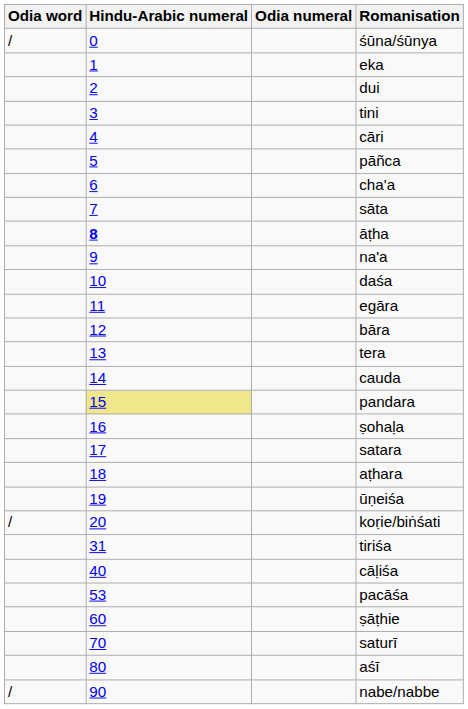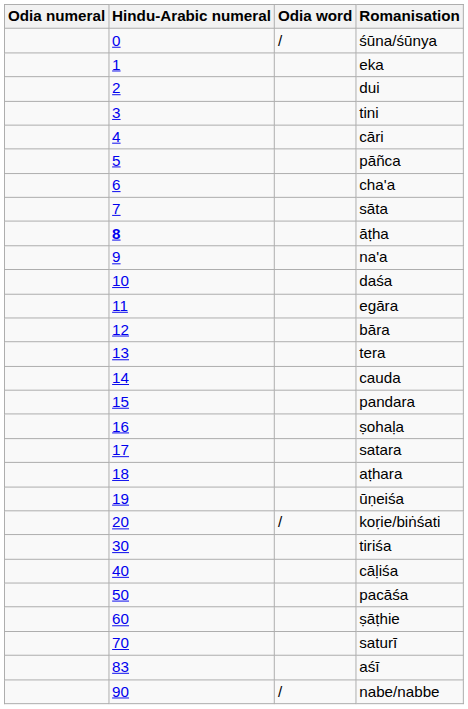columns swapped: (304, 16) <-> (45, 16)
(98, 402) khaki background -> (121, 402) no background
(98, 546) 31 -> (121, 546) 30
(98, 595) 53 -> (121, 595) 50
(98, 667) 80 -> (121, 667) 83
